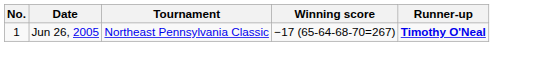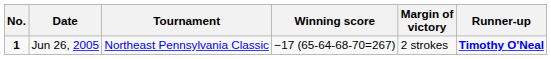+ column: (427, 20)
(17, 32) normal -> (17, 45) bold
